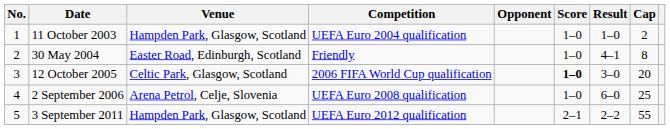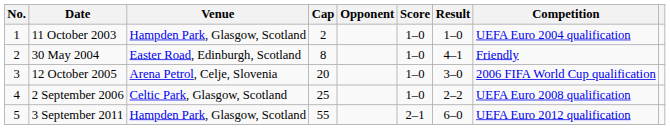columns swapped: (645, 14) <-> (402, 14)
(208, 74) Celtic Park, Glasgow, Scotland -> (203, 74) Arena Petrol, Celje, Slovenia
(572, 74) bold -> (415, 74) normal
(203, 94) Arena Petrol, Celje, Slovenia -> (208, 94) Celtic Park, Glasgow, Scotland
(610, 94) 6–0 -> (453, 94) 2–2
(610, 114) 2–2 -> (453, 114) 6–0
